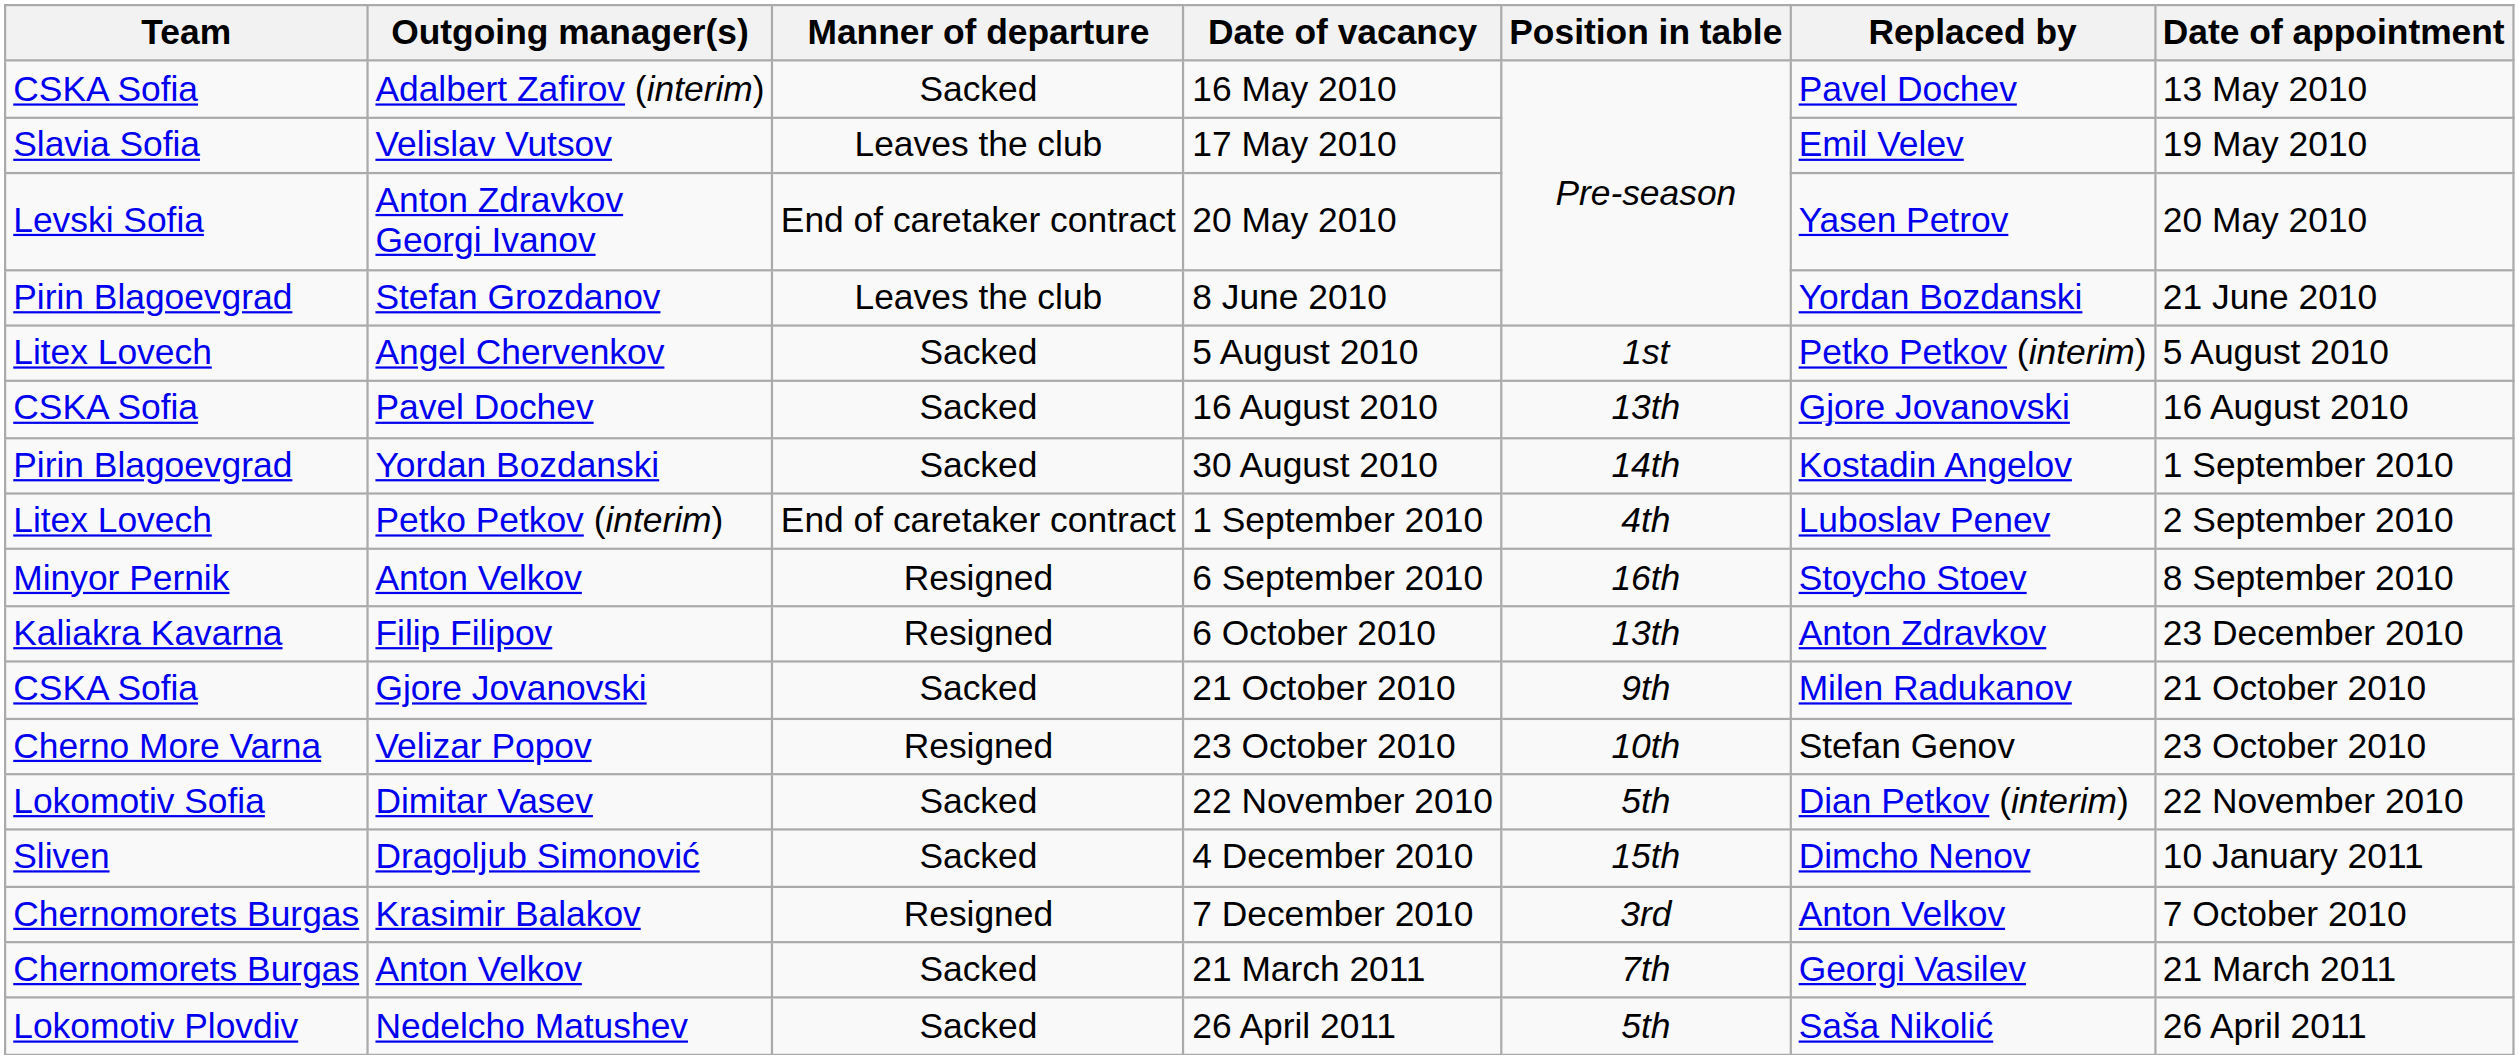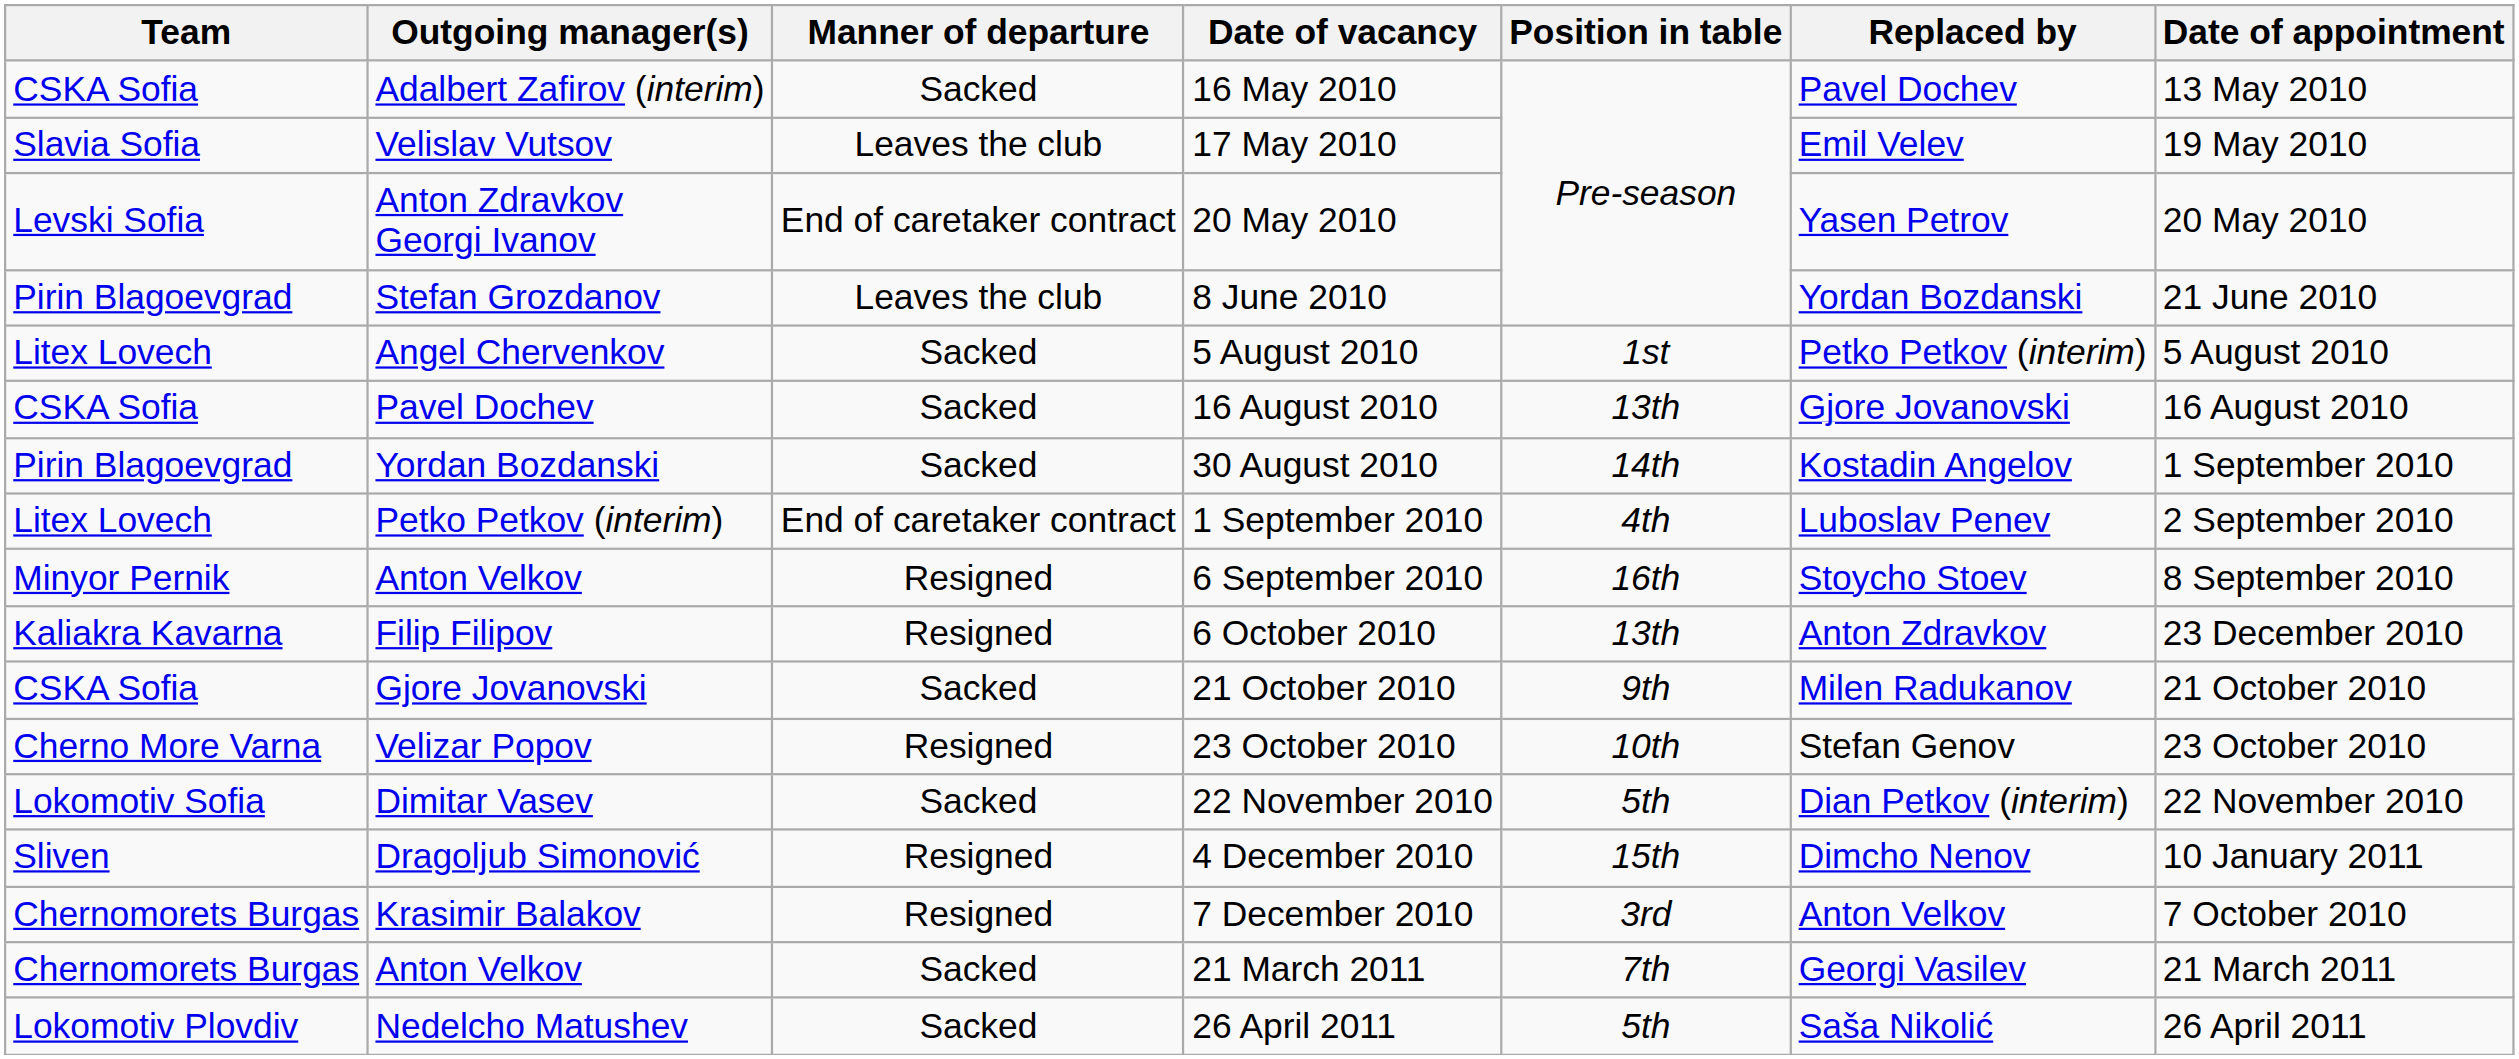(978, 857) Sacked -> (978, 857) Resigned
